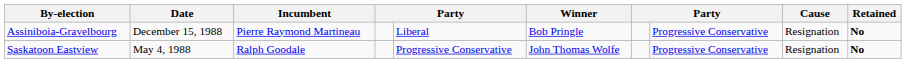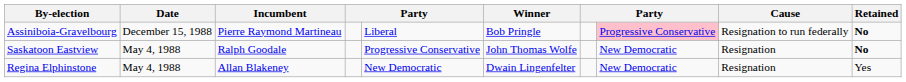(710, 31) no background -> (657, 31) pink background
(812, 31) Resignation -> (785, 31) Resignation to run federally
(710, 49) Progressive Conservative -> (638, 49) New Democratic
+ row: (52, 67)
